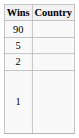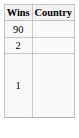- row: (18, 45)
